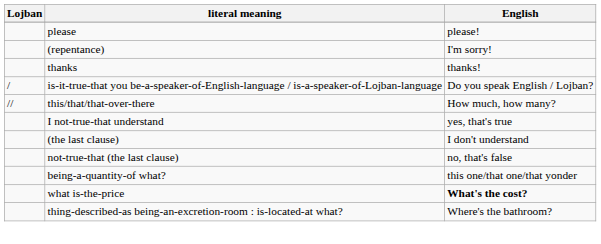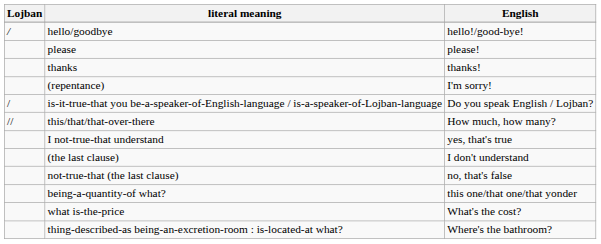+ row: (80, 31)
rows swapped: (62, 67) <-> (76, 49)
(487, 193) bold -> (484, 211) normal
